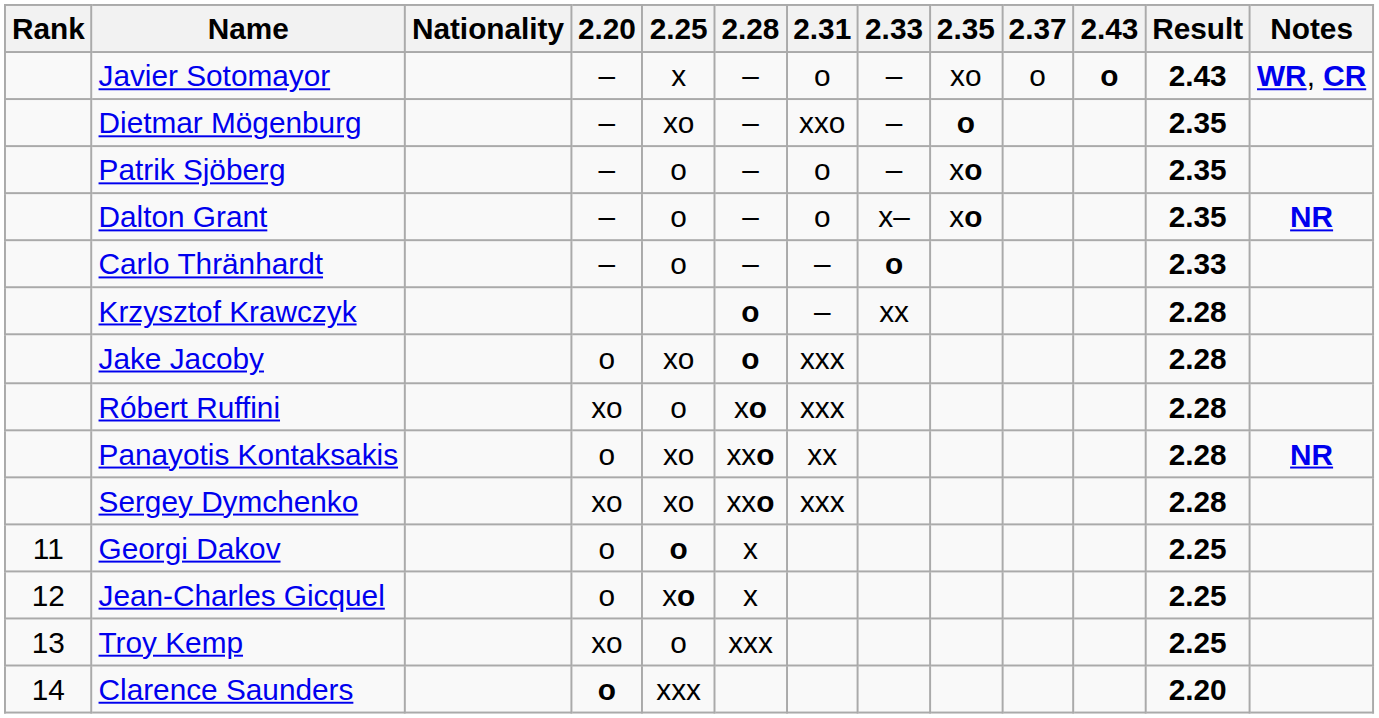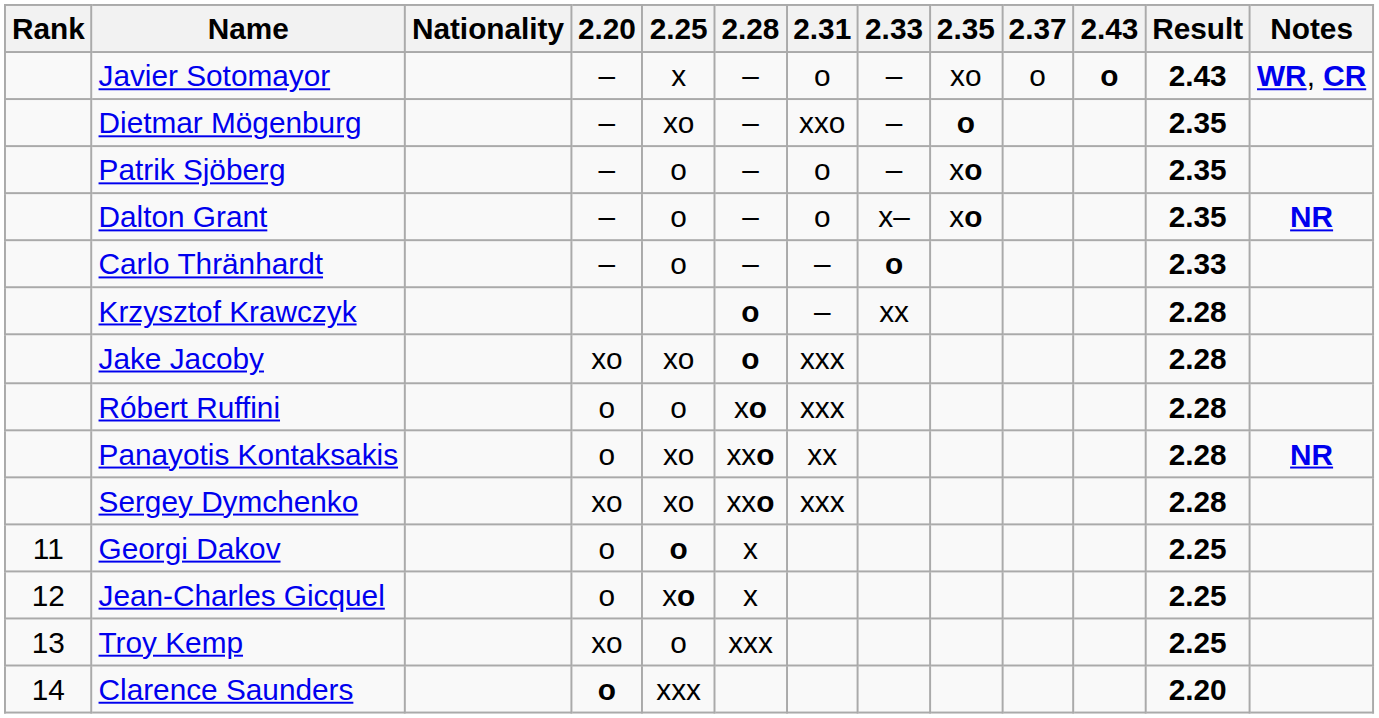(607, 359) o -> (607, 359) xo
(607, 406) xo -> (607, 406) o
